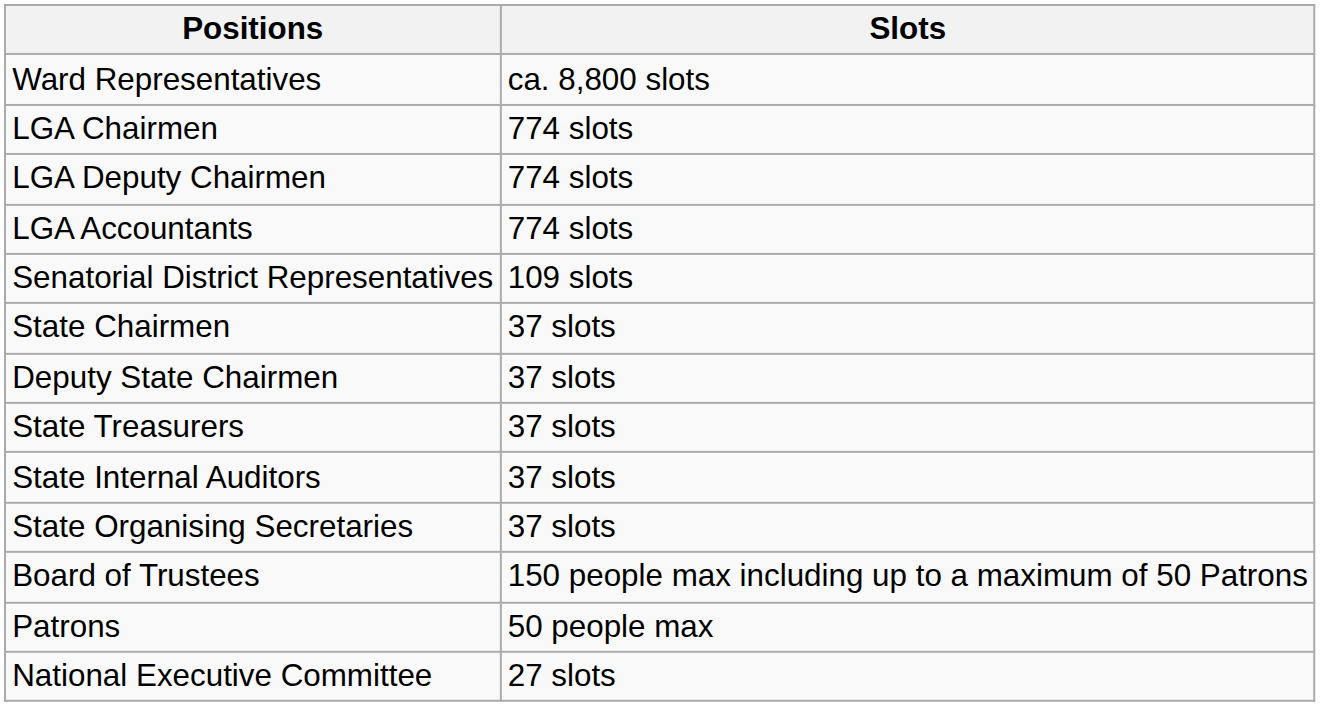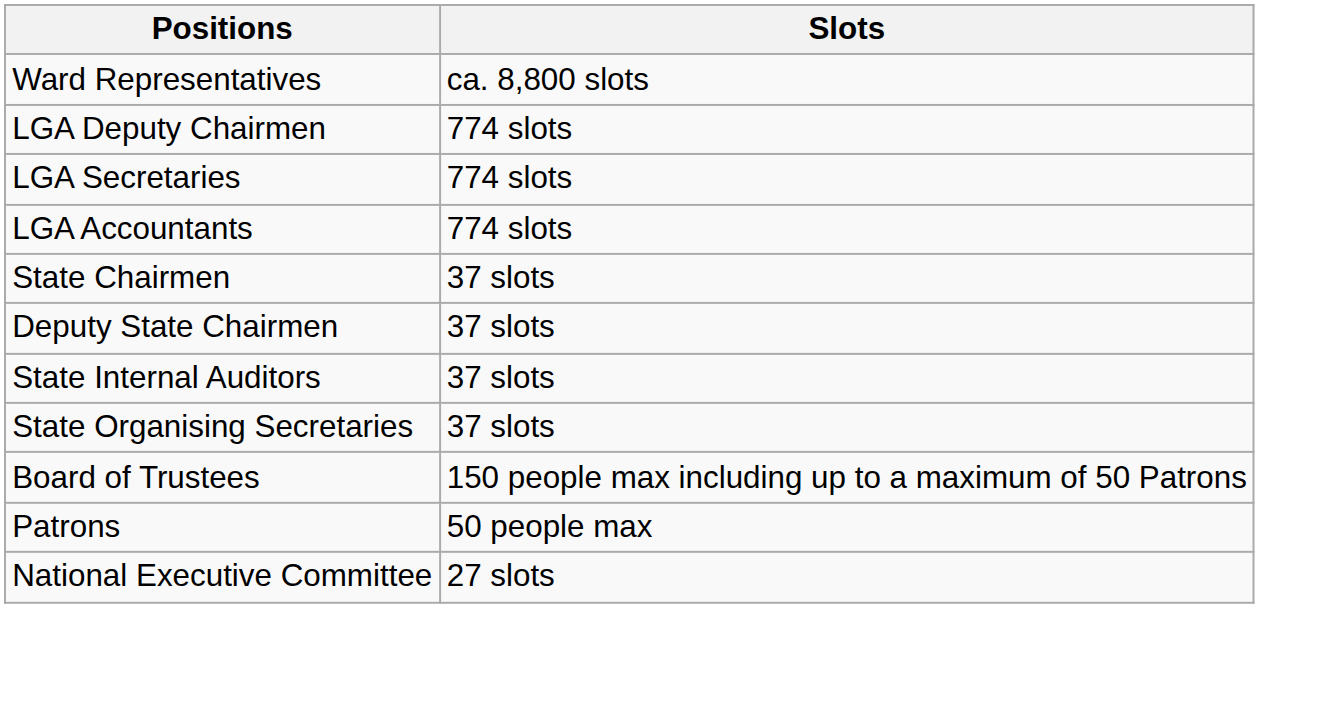- row: (115, 128)
+ row: (126, 178)
- row: (253, 278)
- row: (128, 427)
